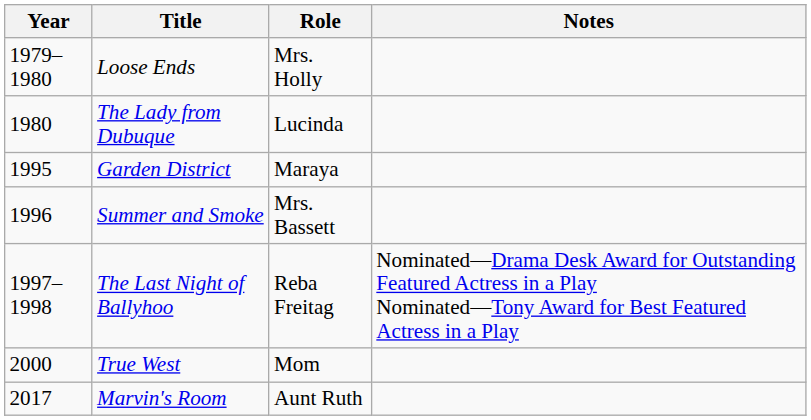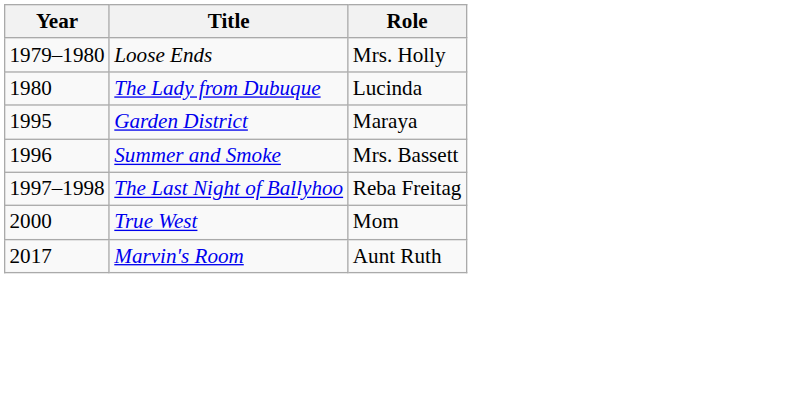- column: (589, 21)
